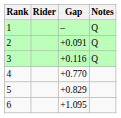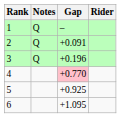columns swapped: (44, 12) <-> (102, 12)
(73, 59) +0.116 -> (73, 59) +0.196
(74, 74) no background -> (73, 74) pink background
(74, 90) +0.829 -> (73, 90) +0.925
